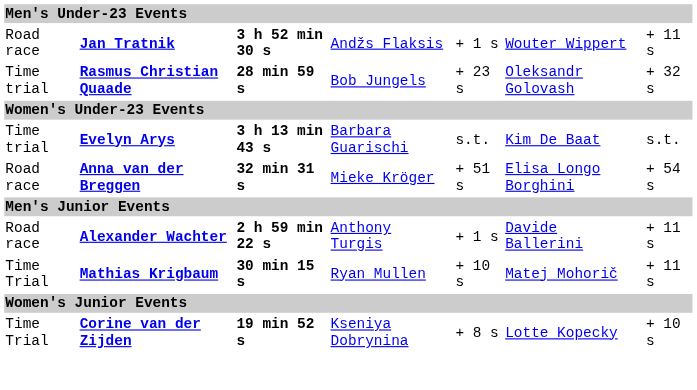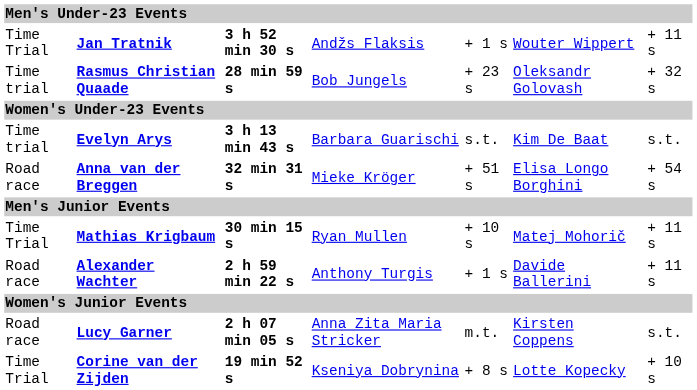(23, 43) Road race -> (27, 43) Time Trial
rows swapped: (153, 236) <-> (149, 274)
+ row: (124, 333)
